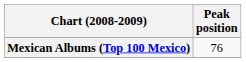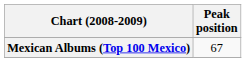(217, 47) 76 -> (217, 47) 67
